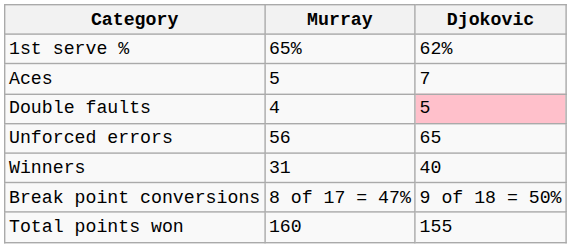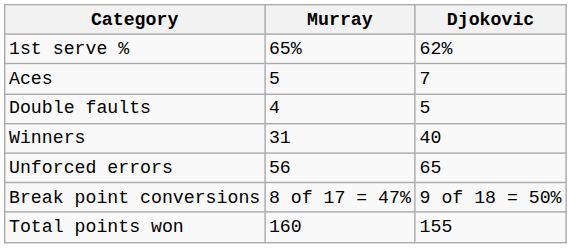(425, 109) pink background -> (425, 109) no background
rows swapped: (91, 138) <-> (47, 168)
